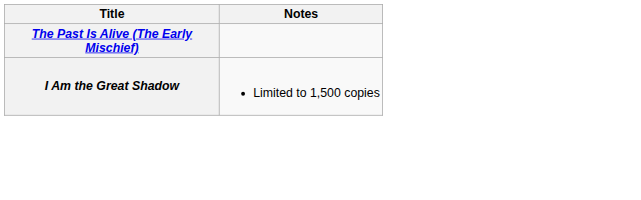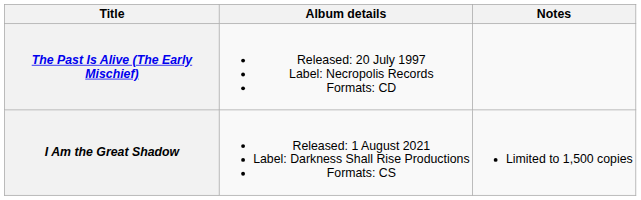+ column: (346, 14)
